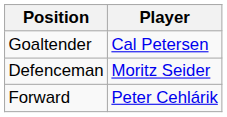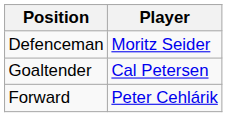rows swapped: (50, 44) <-> (56, 71)
